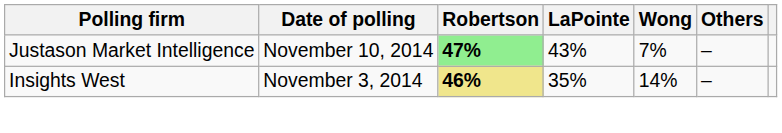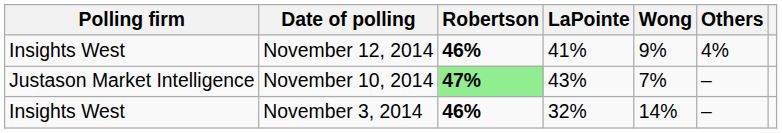+ row: (348, 50)
(462, 81) khaki background -> (462, 111) no background
(567, 81) 35% -> (567, 111) 32%
